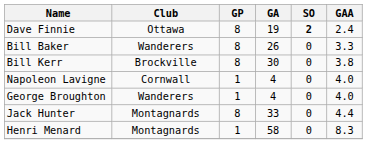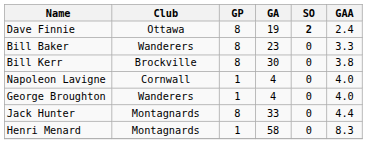(273, 46) 26 -> (273, 46) 23
